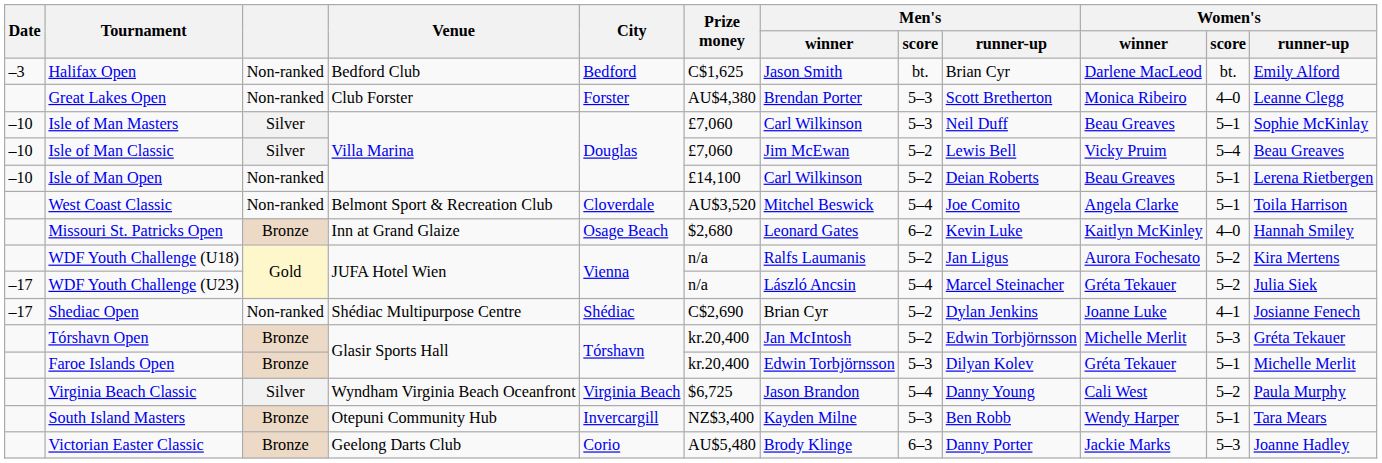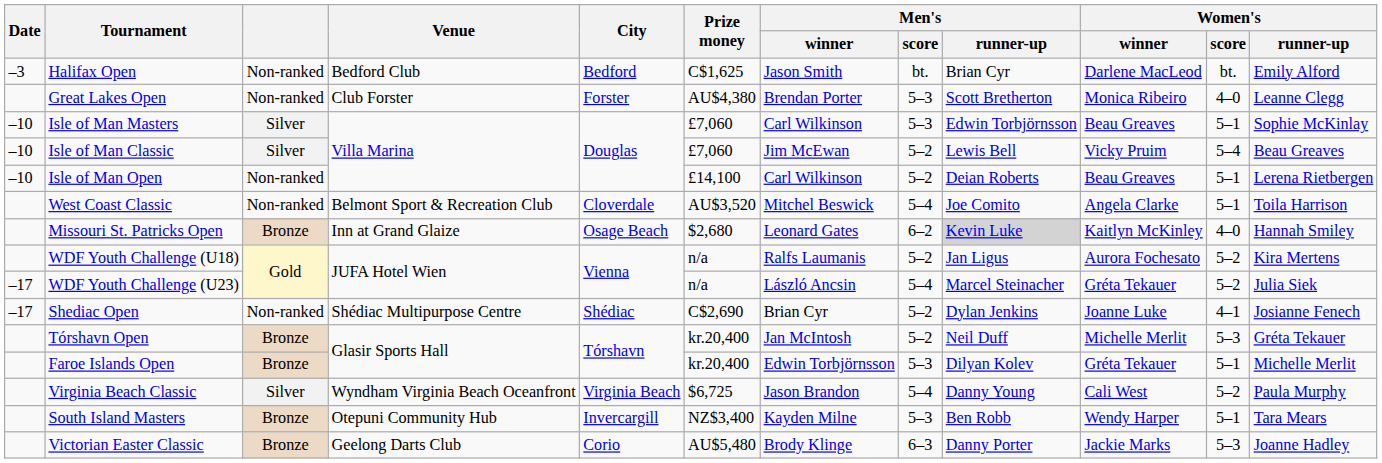(977, 124) Neil Duff -> (1011, 124) Edwin Torbjörnsson
(984, 231) no background -> (984, 231) lightgrey background
(1011, 337) Edwin Torbjörnsson -> (977, 337) Neil Duff
